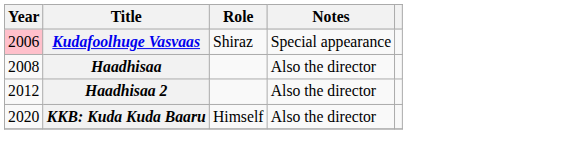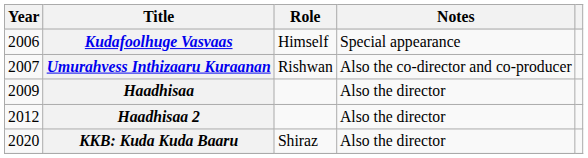(24, 41) pink background -> (24, 41) no background
(233, 41) Shiraz -> (303, 41) Himself
+ row: (159, 66)
(24, 66) 2008 -> (24, 91) 2009
(238, 116) Himself -> (298, 141) Shiraz
